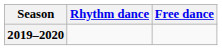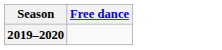- column: (110, 14)
